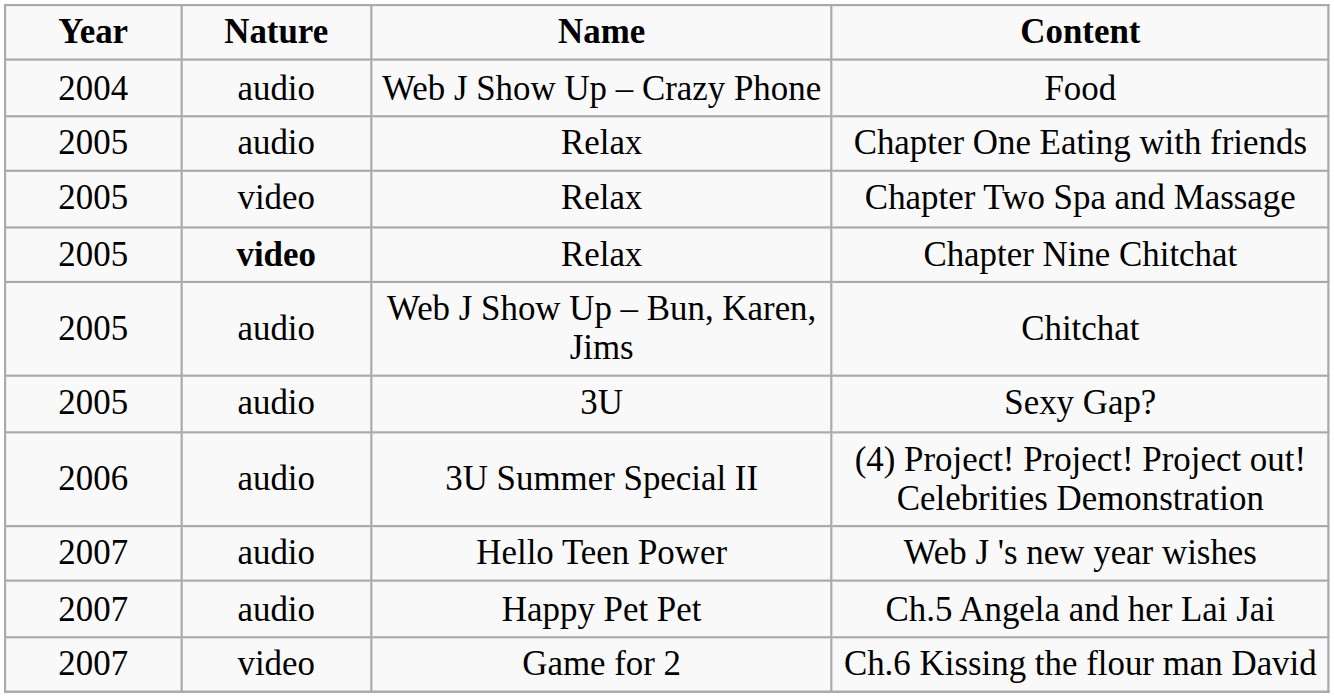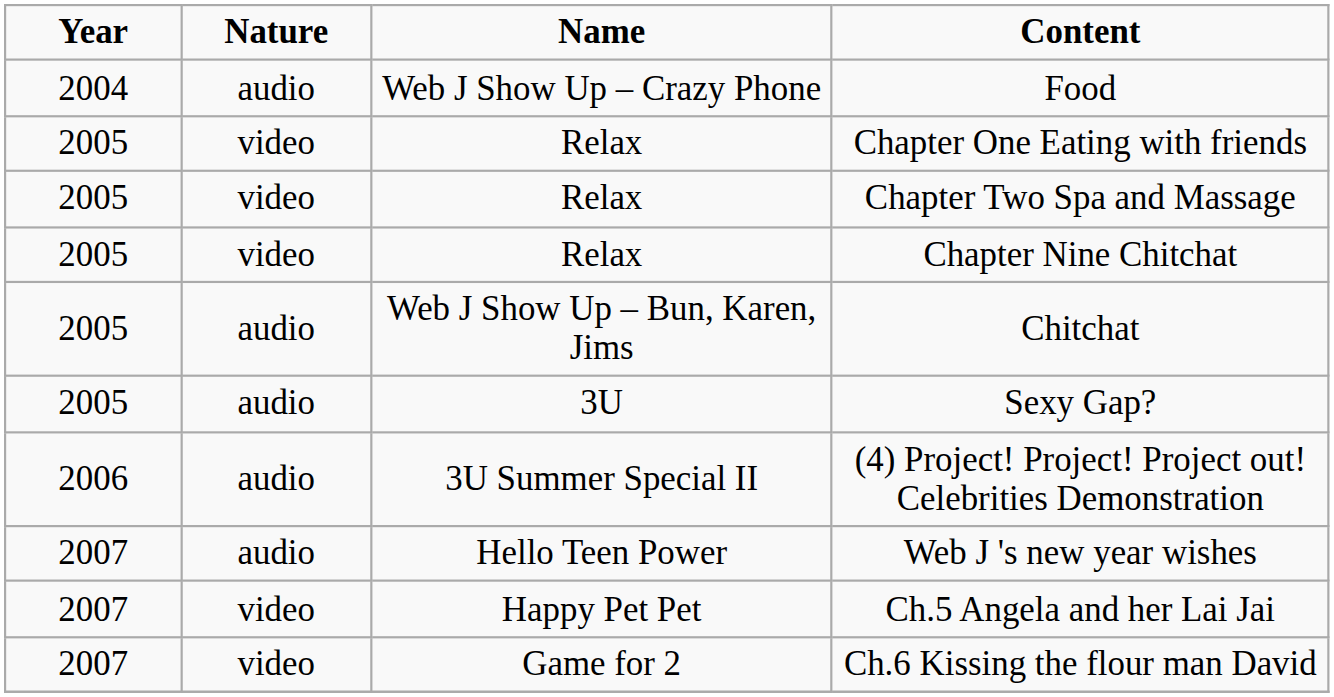(276, 142) audio -> (276, 142) video
(276, 253) bold -> (276, 253) normal
(276, 608) audio -> (276, 608) video
